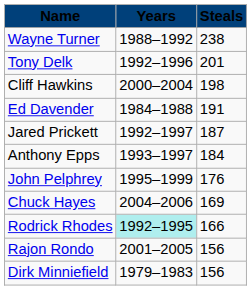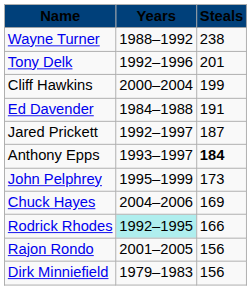(212, 86) 198 -> (212, 86) 199
(212, 156) normal -> (212, 156) bold
(212, 179) 176 -> (212, 179) 173
